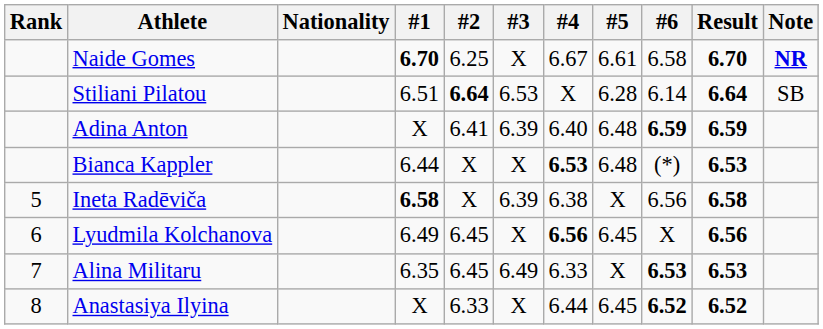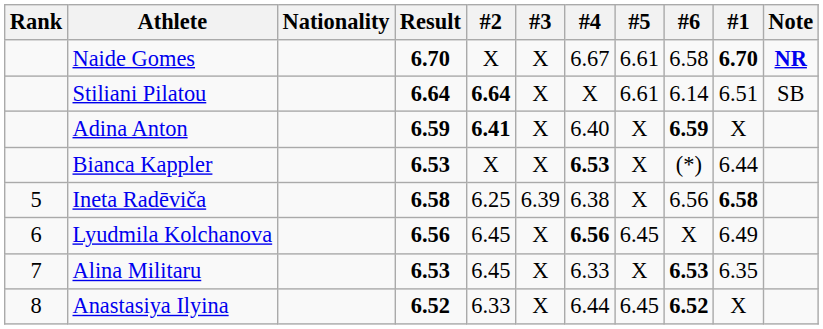columns swapped: (419, 22) <-> (728, 22)
(469, 57) 6.25 -> (491, 57) X
(519, 93) 6.53 -> (540, 93) X
(618, 93) 6.28 -> (639, 93) 6.61
(469, 128) normal -> (491, 128) bold
(519, 128) 6.39 -> (540, 128) X
(618, 128) 6.48 -> (639, 128) X
(618, 164) 6.48 -> (639, 164) X
(469, 199) X -> (491, 199) 6.25
(519, 270) 6.49 -> (540, 270) X
